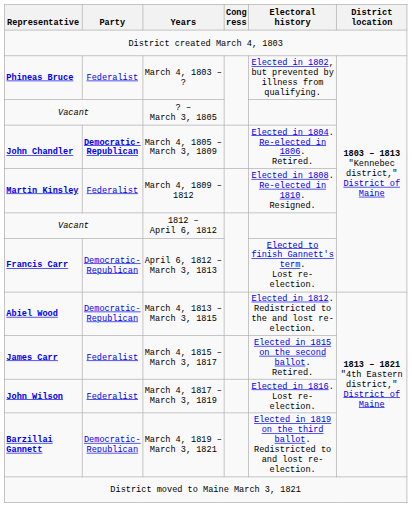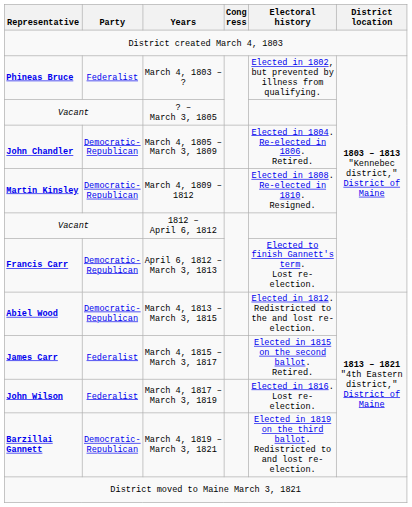(112, 147) bold -> (112, 147) normal
(112, 191) Federalist -> (112, 191) Democratic- Republican
